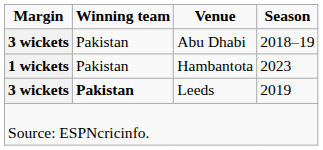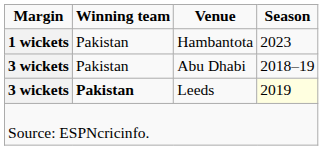rows swapped: (215, 66) <-> (212, 41)
(276, 90) no background -> (276, 90) lightyellow background
